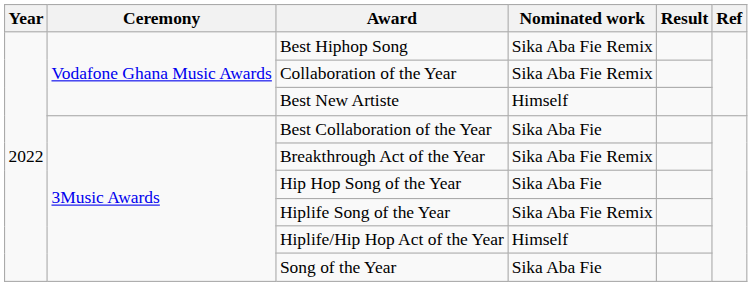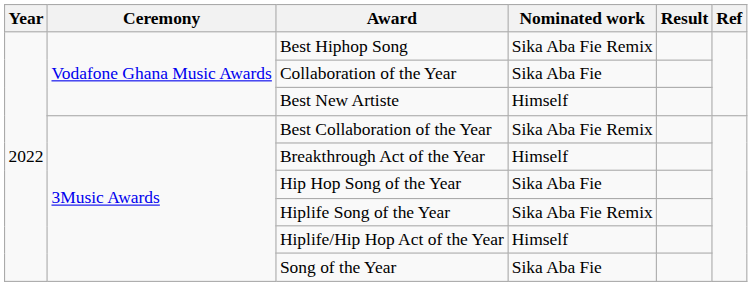(582, 73) Sika Aba Fie Remix -> (557, 73) Sika Aba Fie
(557, 128) Sika Aba Fie -> (582, 128) Sika Aba Fie Remix
(582, 156) Sika Aba Fie Remix -> (540, 156) Himself
